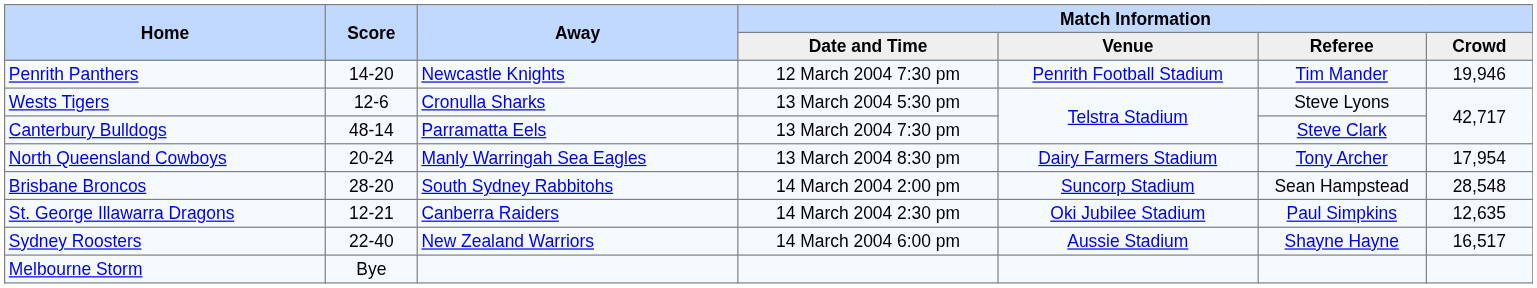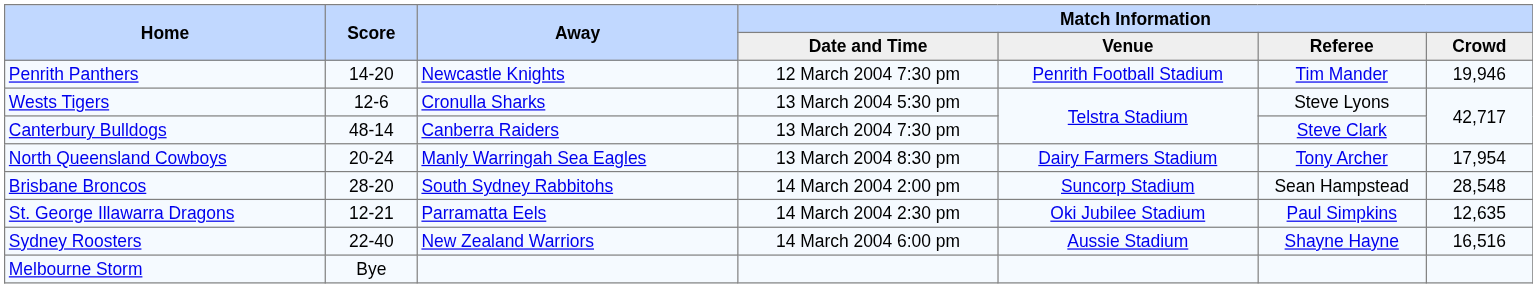(484, 130) Parramatta Eels -> (490, 130) Canberra Raiders
(490, 213) Canberra Raiders -> (484, 213) Parramatta Eels
(1479, 241) 16,517 -> (1479, 241) 16,516
